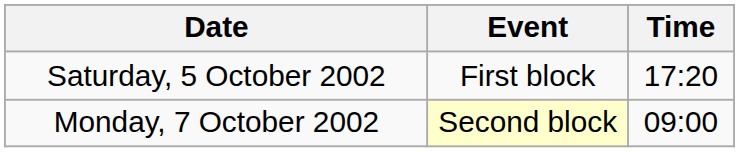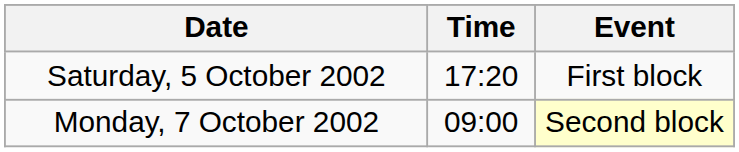columns swapped: (681, 28) <-> (528, 28)
